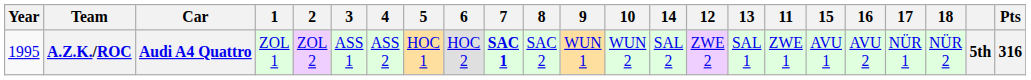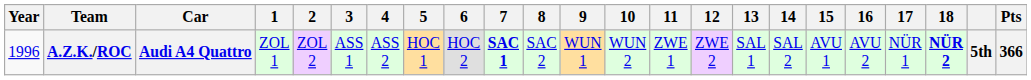columns swapped: (786, 16) <-> (668, 16)
(24, 51) 1995 -> (24, 51) 1996
(946, 51) normal -> (946, 51) bold
(1010, 51) 316 -> (1011, 51) 366
